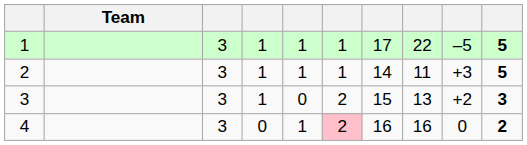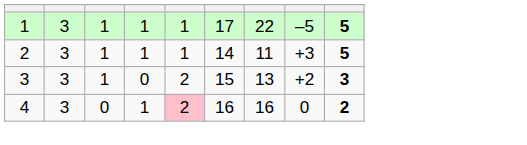- column: (123, 18)
